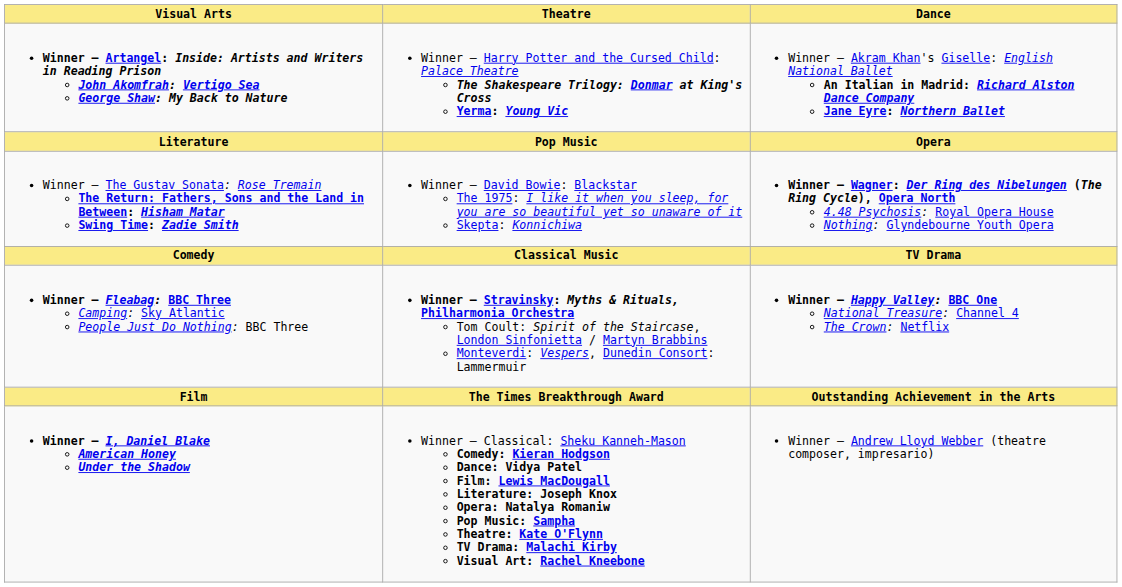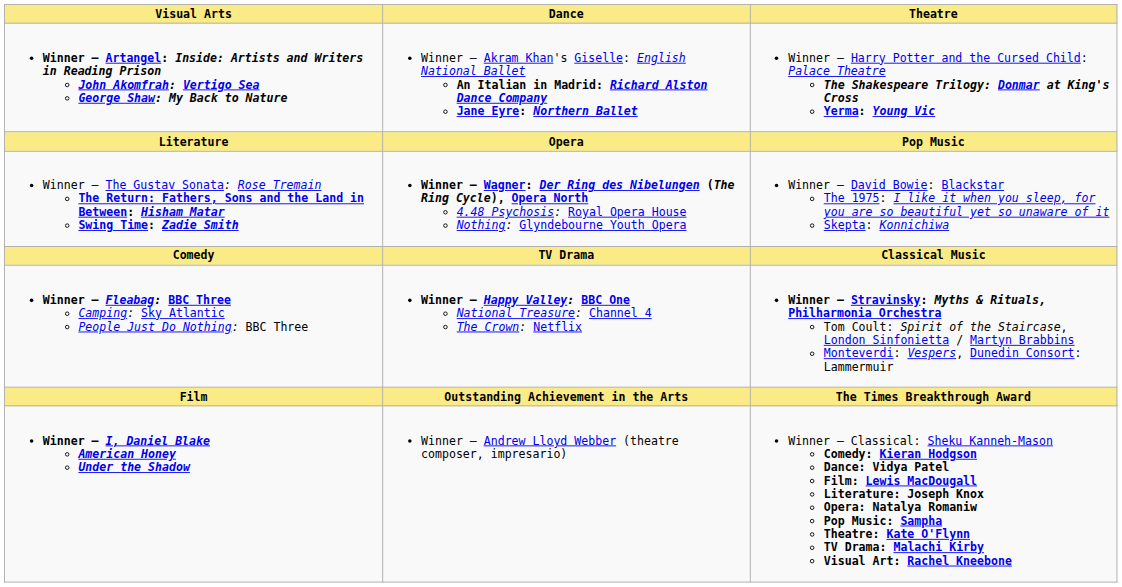columns swapped: (566, 14) <-> (933, 14)
